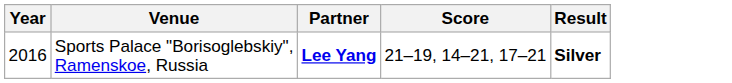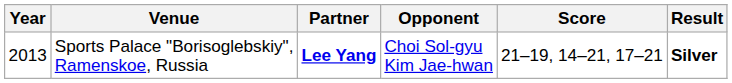+ column: (439, 19)
(28, 55) 2016 -> (28, 55) 2013
